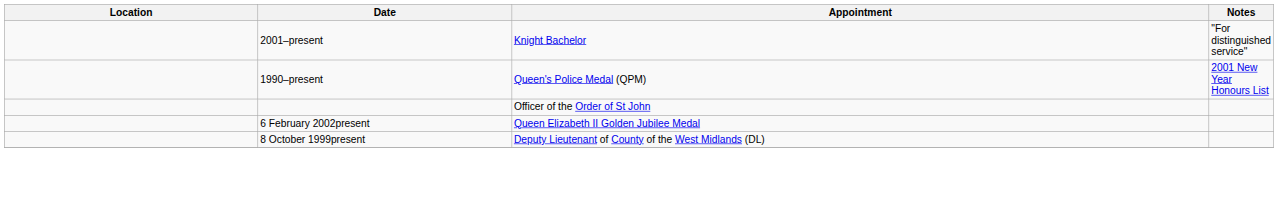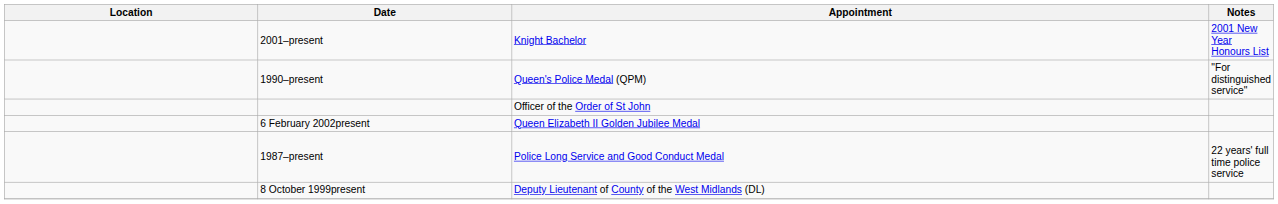(1241, 40) "For distinguished service" -> (1240, 40) 2001 New Year Honours List
(1240, 79) 2001 New Year Honours List -> (1241, 79) "For distinguished service"
+ row: (292, 157)
